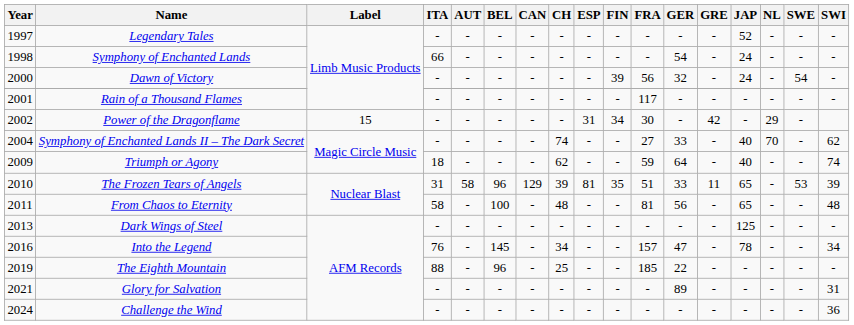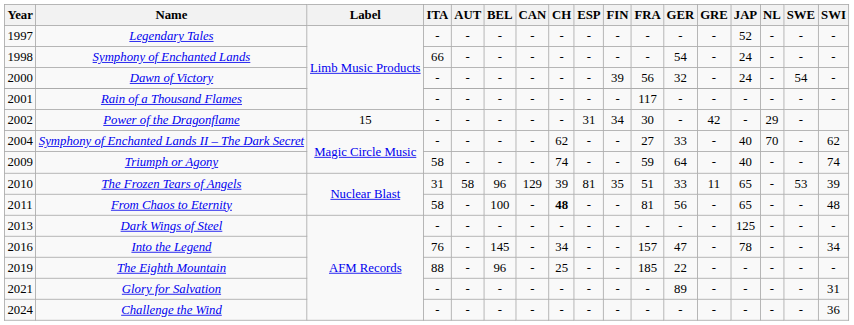(562, 141) 74 -> (562, 141) 62
(437, 162) 18 -> (437, 162) 58
(562, 162) 62 -> (562, 162) 74
(562, 204) normal -> (562, 204) bold
